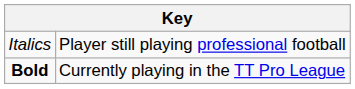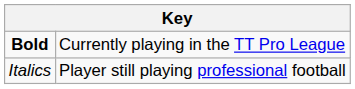rows swapped: (30, 71) <-> (30, 45)
